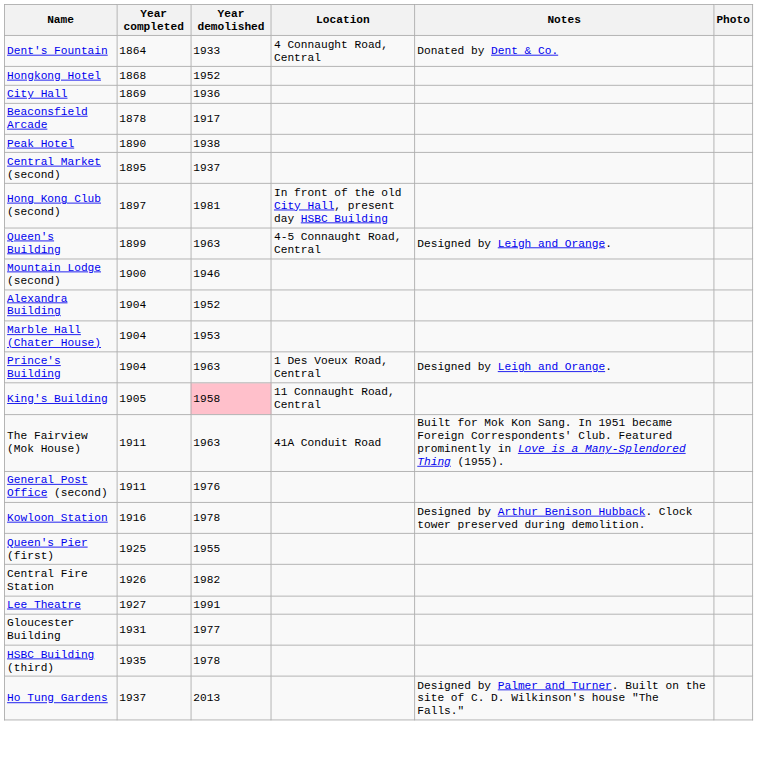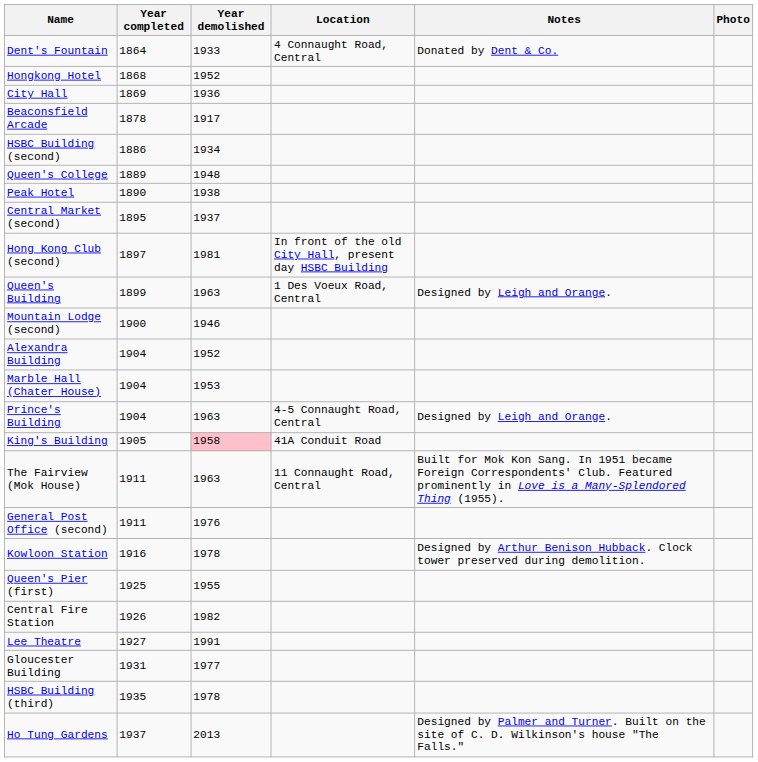+ row: (51, 150)
+ row: (57, 174)
(338, 243) 4-5 Connaught Road, Central -> (331, 293) 1 Des Voeux Road, Central
(331, 368) 1 Des Voeux Road, Central -> (338, 417) 4-5 Connaught Road, Central
(334, 399) 11 Connaught Road, Central -> (328, 442) 41A Conduit Road
(328, 443) 41A Conduit Road -> (334, 479) 11 Connaught Road, Central
